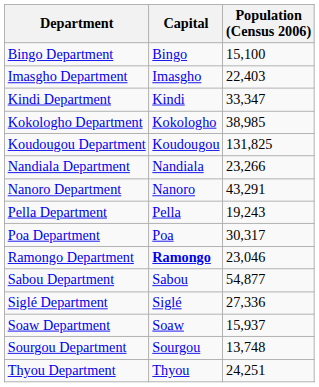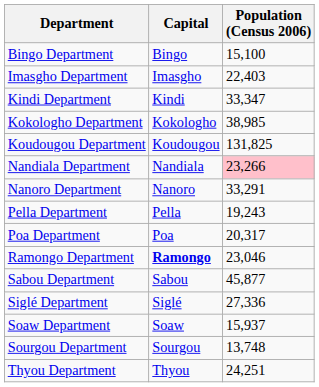(246, 167) no background -> (246, 167) pink background
(246, 189) 43,291 -> (246, 189) 33,291
(246, 235) 30,317 -> (246, 235) 20,317
(246, 280) 54,877 -> (246, 280) 45,877
